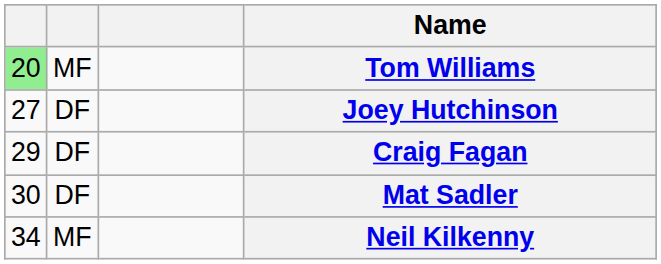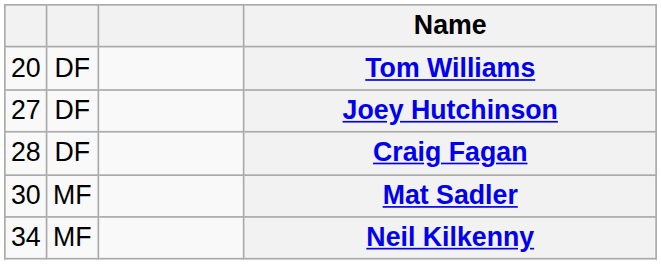(26, 68) lightgreen background -> (26, 68) no background
(72, 68) MF -> (72, 68) DF
(26, 152) 29 -> (26, 152) 28
(72, 195) DF -> (72, 195) MF
